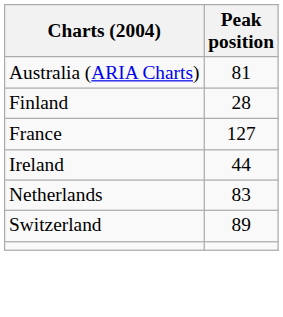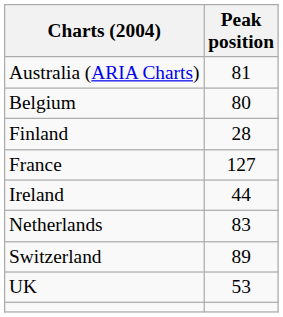+ row: (42, 103)
+ row: (23, 287)
